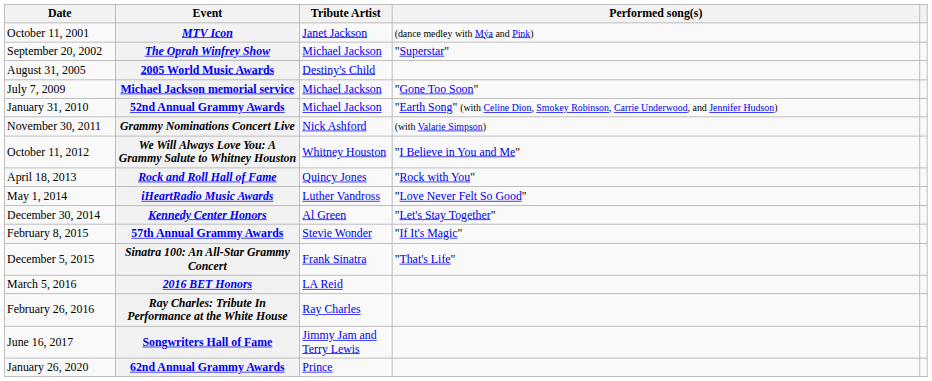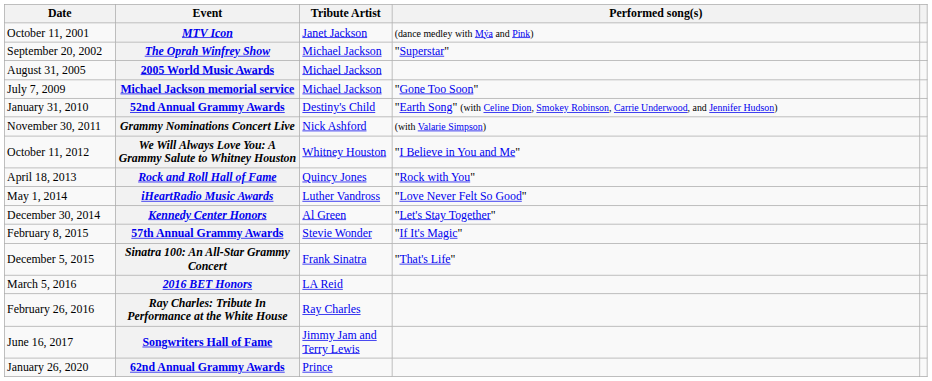(339, 70) Destiny's Child -> (342, 70) Michael Jackson
(342, 107) Michael Jackson -> (339, 107) Destiny's Child
